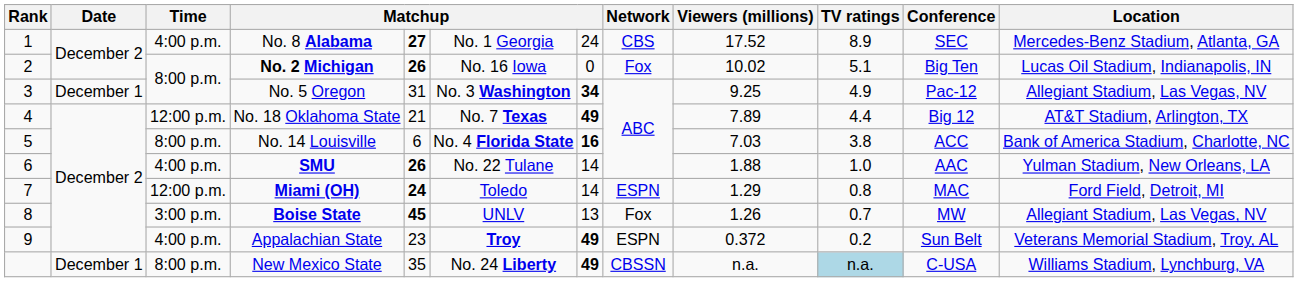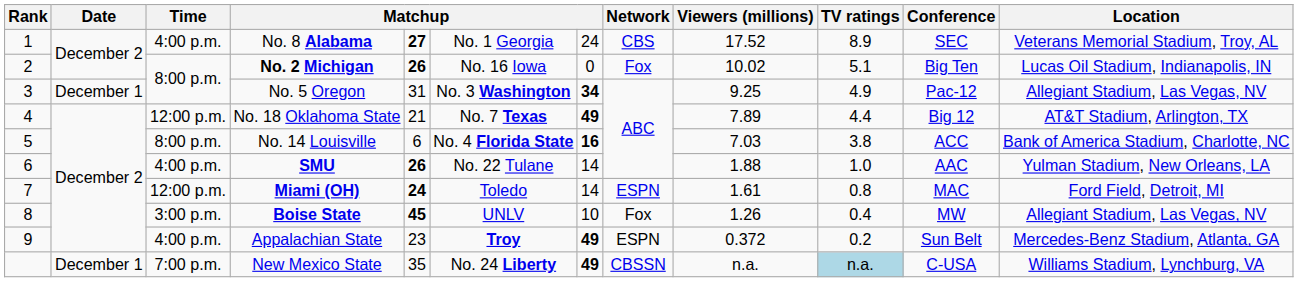(1146, 42) Mercedes-Benz Stadium, Atlanta, GA -> (1146, 42) Veterans Memorial Stadium, Troy, AL
(745, 190) 1.29 -> (745, 190) 1.61
(590, 215) 13 -> (590, 215) 10
(860, 215) 0.7 -> (860, 215) 0.4
(1146, 240) Veterans Memorial Stadium, Troy, AL -> (1146, 240) Mercedes-Benz Stadium, Atlanta, GA
(188, 265) 8:00 p.m. -> (188, 265) 7:00 p.m.
